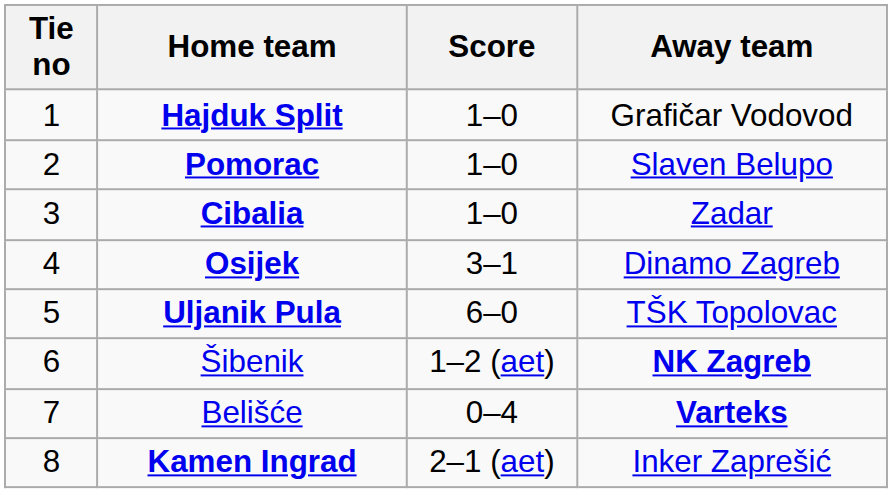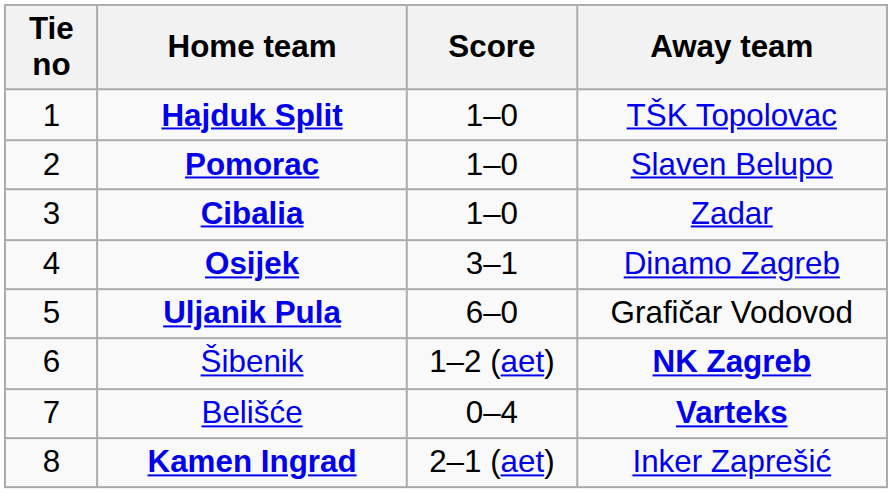(732, 114) Grafičar Vodovod -> (732, 114) TŠK Topolovac
(732, 313) TŠK Topolovac -> (732, 313) Grafičar Vodovod
